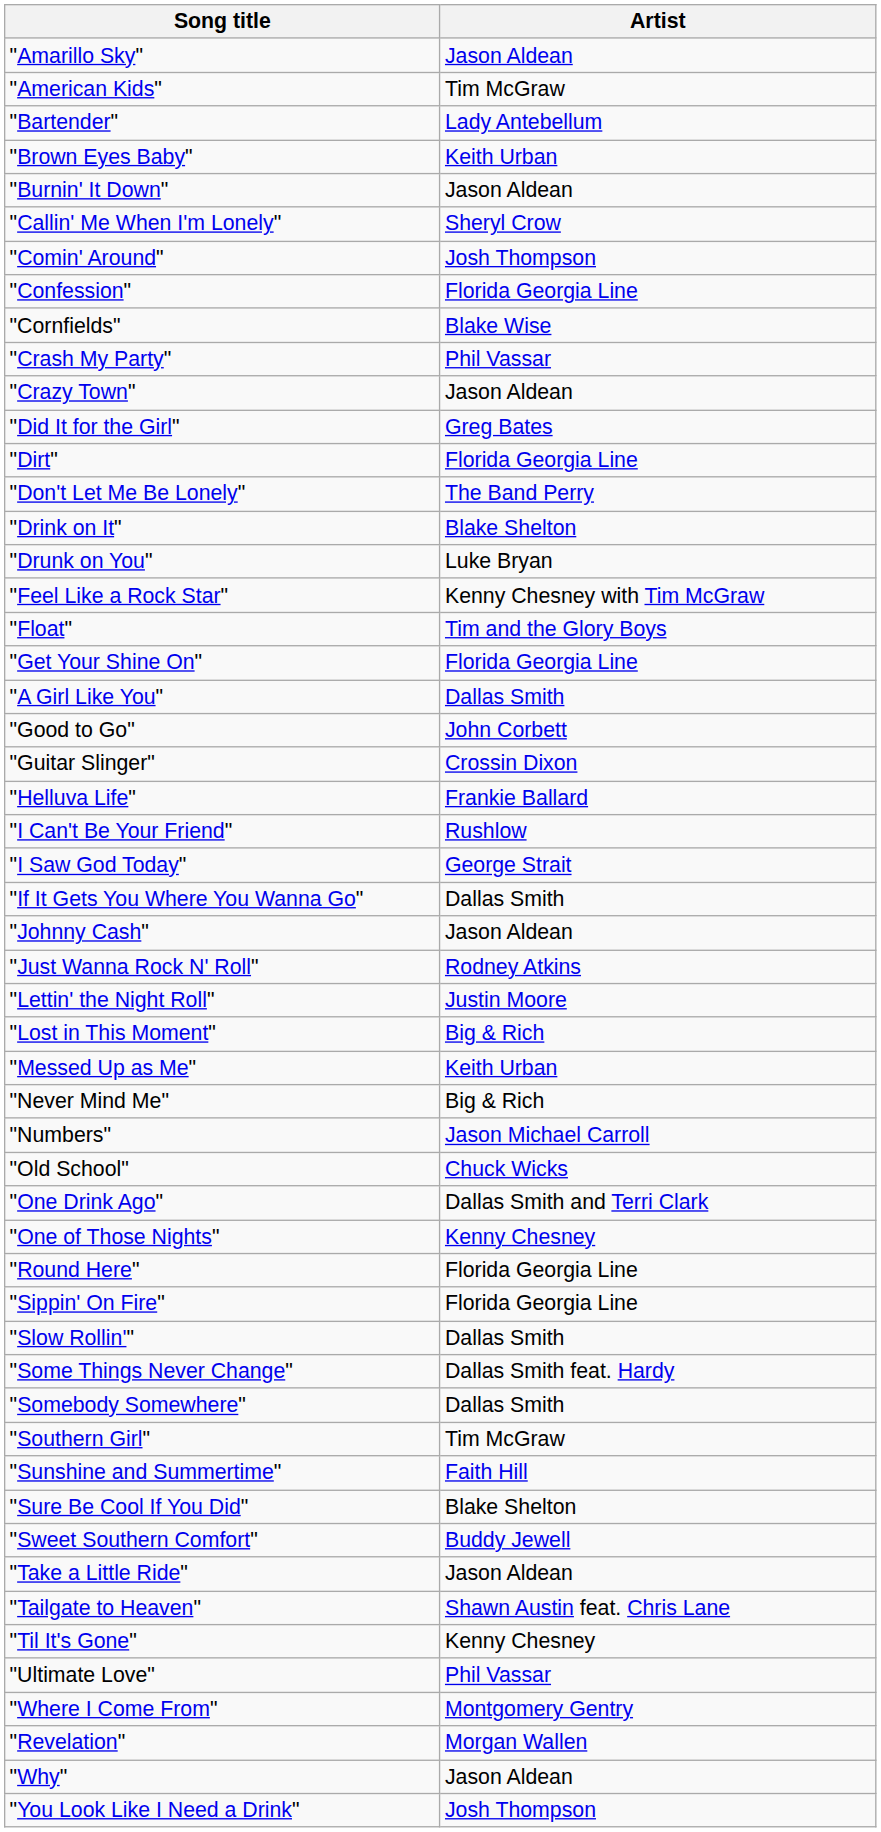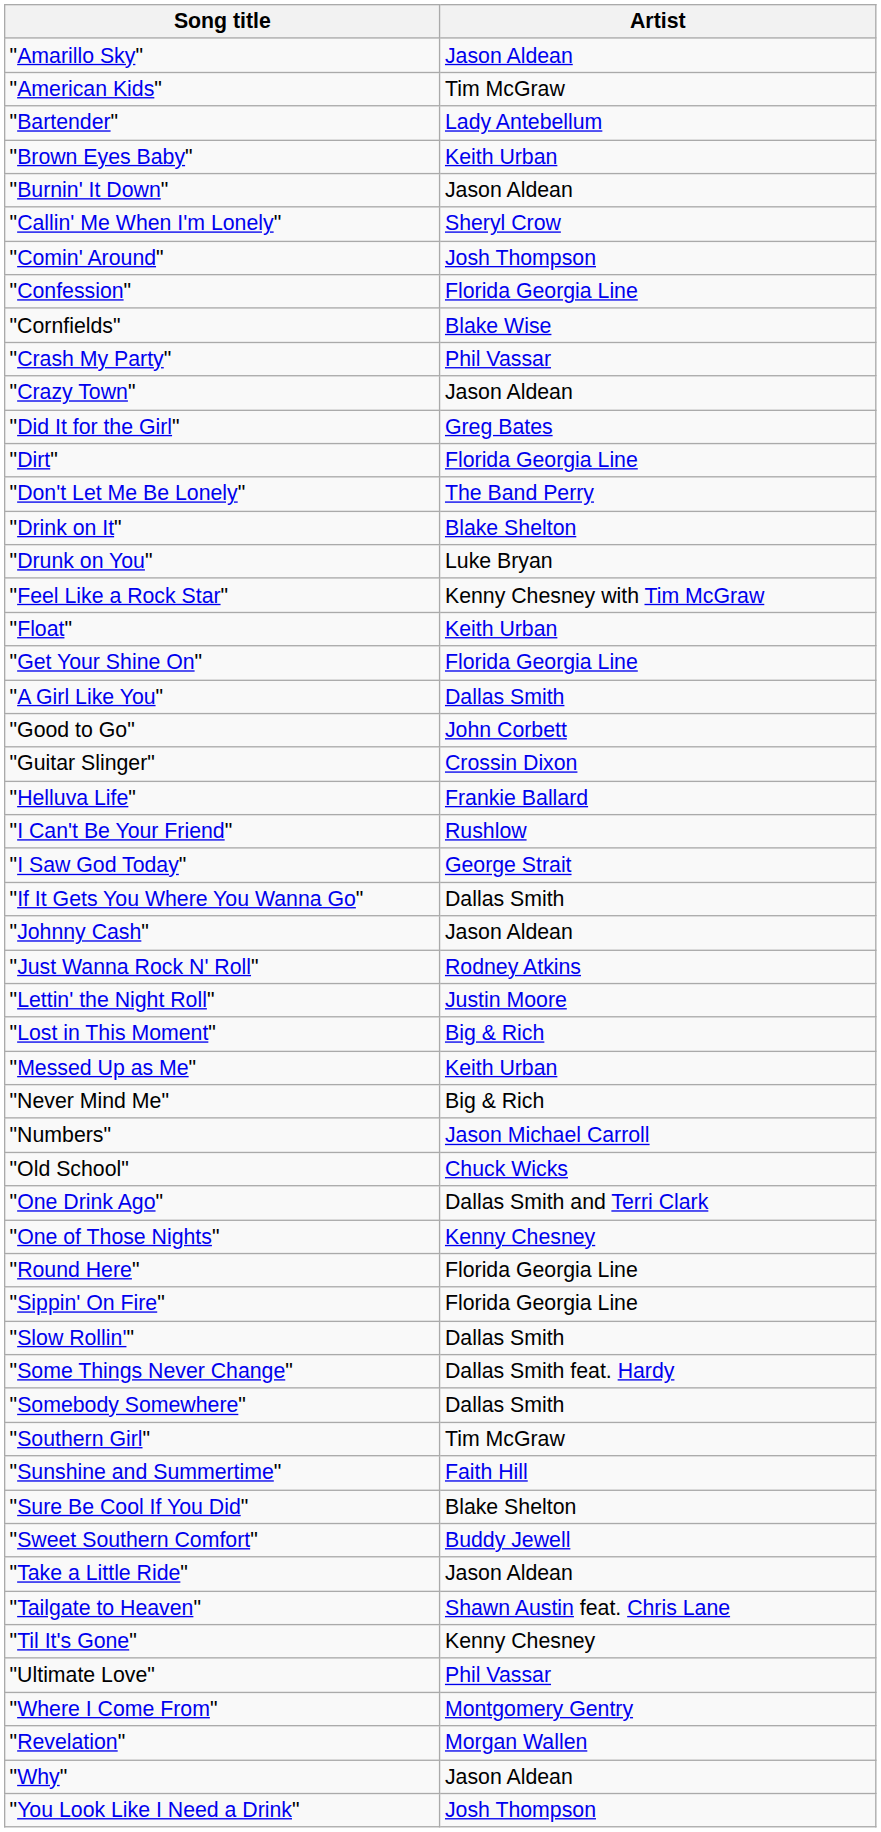(556, 628) Tim and the Glory Boys -> (501, 628) Keith Urban
